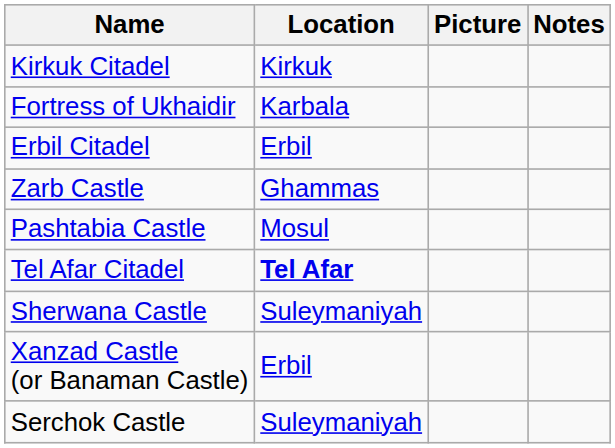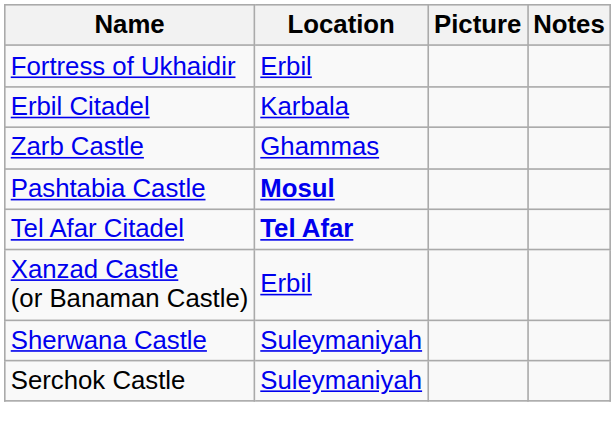- row: (90, 65)
(305, 106) Karbala -> (286, 65) Erbil
(286, 147) Erbil -> (305, 106) Karbala
(295, 229) normal -> (297, 188) bold
rows swapped: (130, 366) <-> (109, 310)
